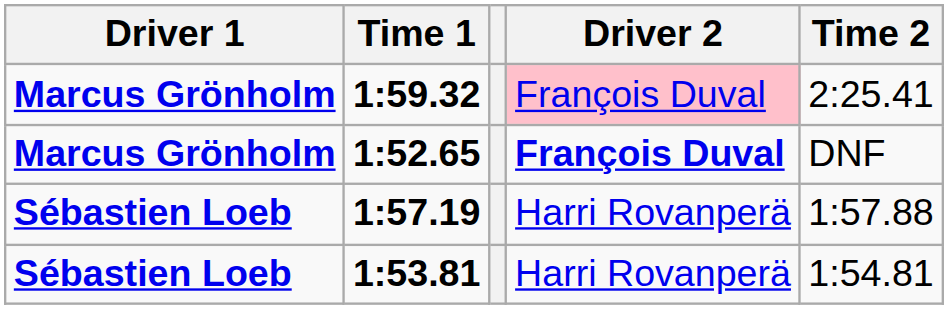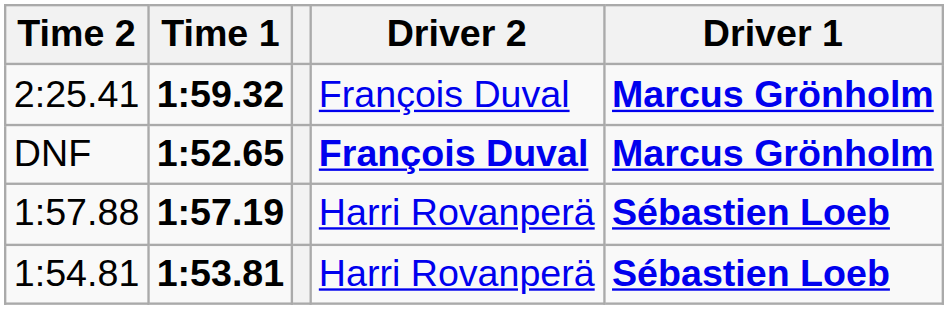columns swapped: (175, 34) <-> (871, 34)
(640, 93) pink background -> (444, 93) no background
